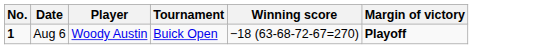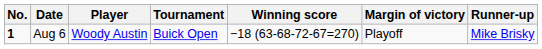+ column: (503, 14)
(385, 34) bold -> (384, 34) normal
